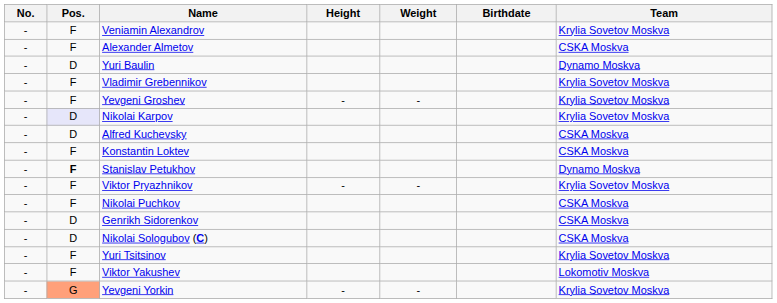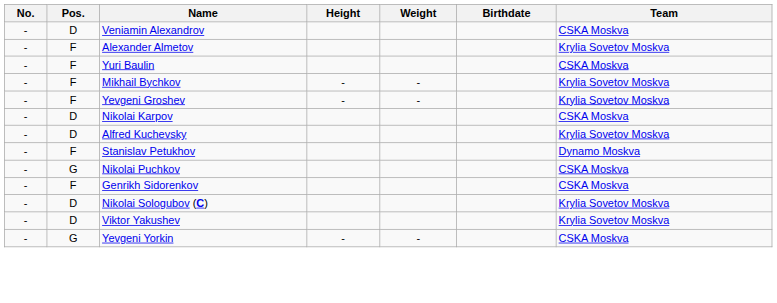(73, 31) F -> (73, 31) D
(614, 31) Krylia Sovetov Moskva -> (594, 31) CSKA Moskva
(594, 48) CSKA Moskva -> (614, 48) Krylia Sovetov Moskva
(73, 65) D -> (73, 65) F
(599, 65) Dynamo Moskva -> (594, 65) CSKA Moskva
+ row: (141, 83)
- row: (154, 83)
(73, 117) lavender background -> (73, 117) no background
(614, 117) Krylia Sovetov Moskva -> (594, 117) CSKA Moskva
(594, 134) CSKA Moskva -> (614, 134) Krylia Sovetov Moskva
- row: (146, 152)
(73, 169) bold -> (73, 152) normal
- row: (147, 186)
(73, 204) F -> (73, 169) G
(73, 221) D -> (73, 186) F
(594, 238) CSKA Moskva -> (614, 204) Krylia Sovetov Moskva
- row: (134, 255)
(73, 273) F -> (73, 221) D
(604, 273) Lokomotiv Moskva -> (614, 221) Krylia Sovetov Moskva
(73, 290) lightsalmon background -> (73, 238) no background
(614, 290) Krylia Sovetov Moskva -> (594, 238) CSKA Moskva
